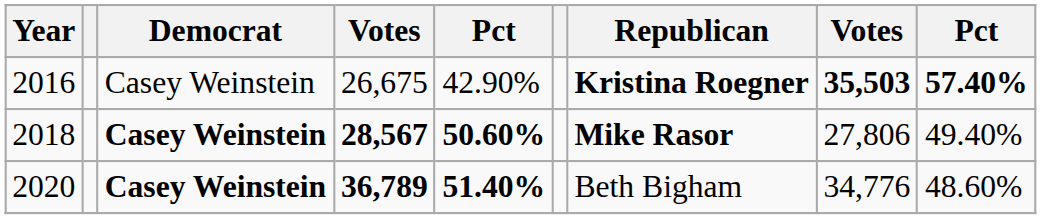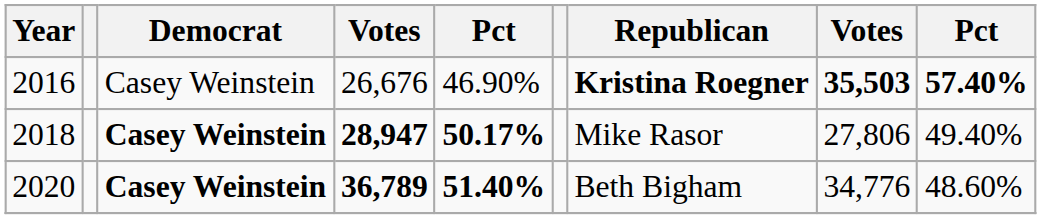(384, 82) 26,675 -> (384, 82) 26,676
(491, 82) 42.90% -> (491, 82) 46.90%
(384, 134) 28,567 -> (384, 134) 28,947
(494, 134) 50.60% -> (494, 134) 50.17%
(654, 134) bold -> (649, 134) normal
